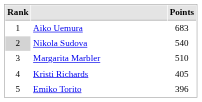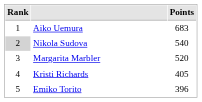(182, 58) 510 -> (182, 58) 520
